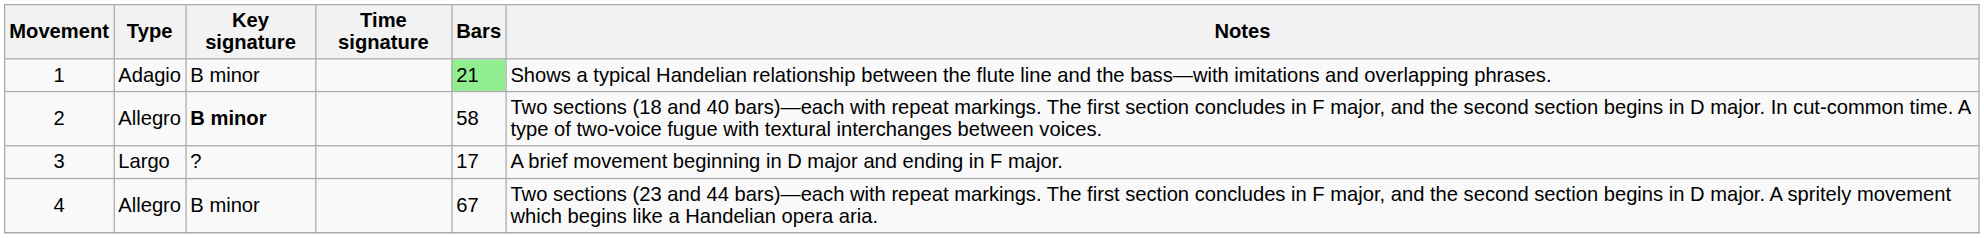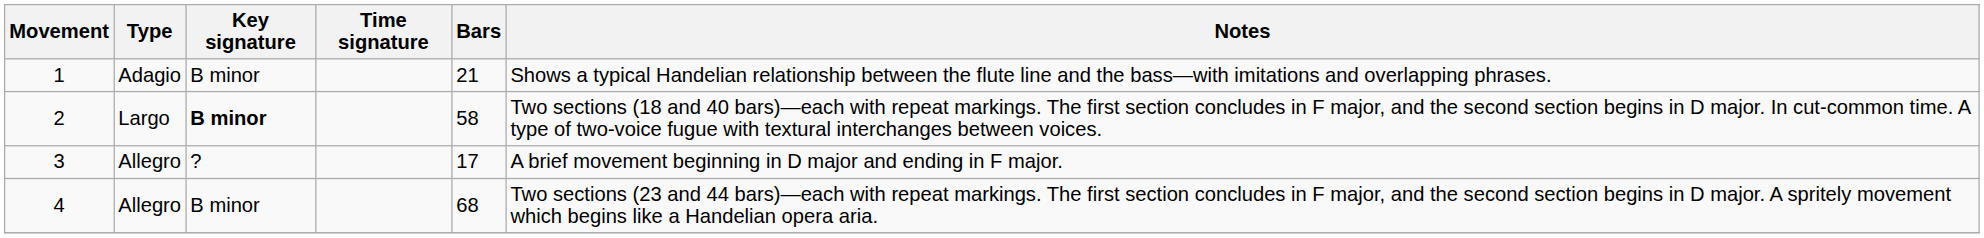(467, 75) lightgreen background -> (467, 75) no background
(150, 118) Allegro -> (144, 118) Largo
(144, 161) Largo -> (150, 161) Allegro
(467, 205) 67 -> (467, 205) 68
